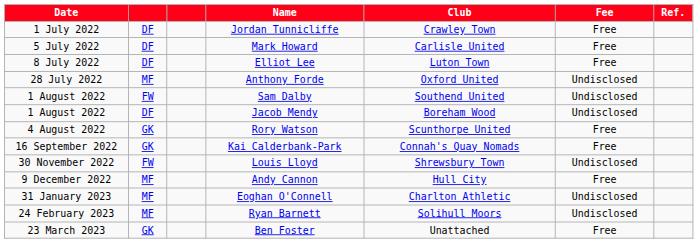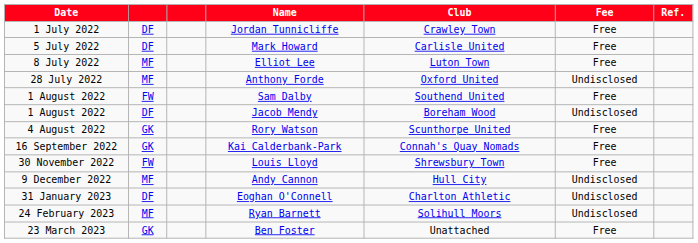(148, 63) DF -> (148, 63) MF
(605, 96) Undisclosed -> (605, 96) Free
(605, 163) Undisclosed -> (605, 163) Free
(605, 180) Free -> (605, 180) Undisclosed
(148, 196) MF -> (148, 196) DF
